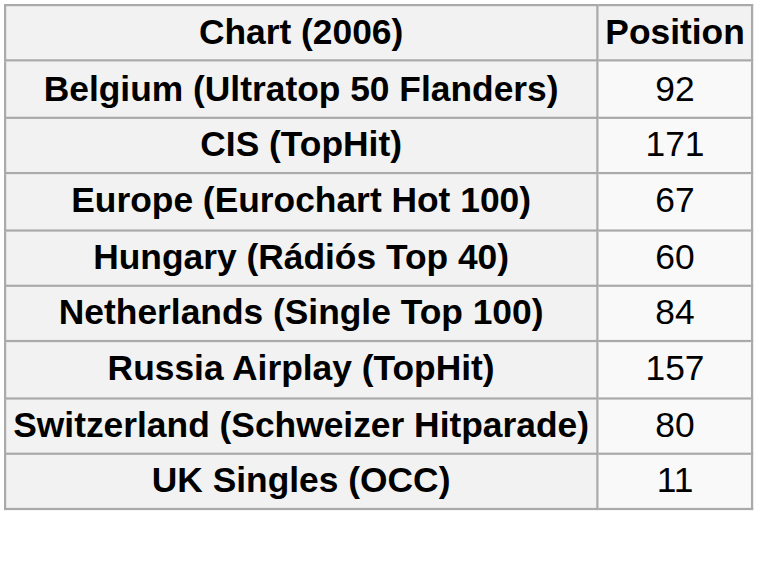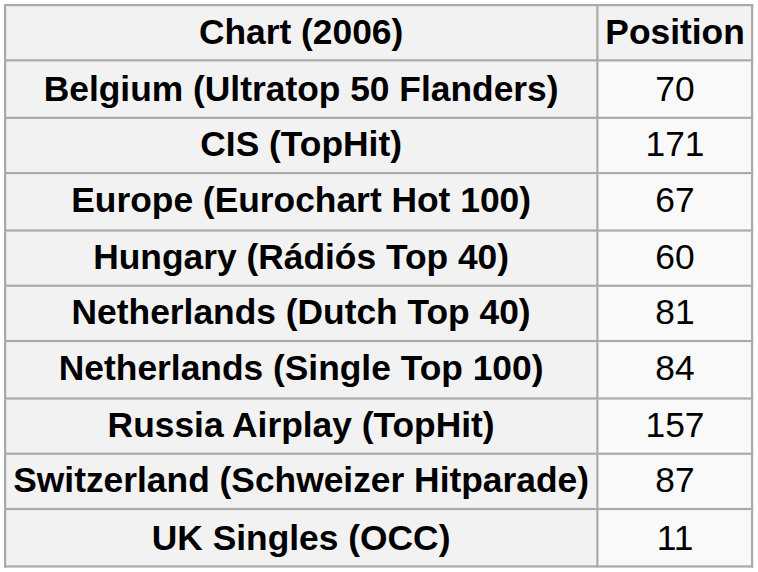(675, 88) 92 -> (675, 88) 70
+ row: (301, 312)
(675, 425) 80 -> (675, 481) 87
